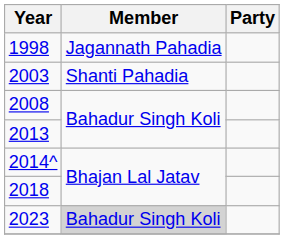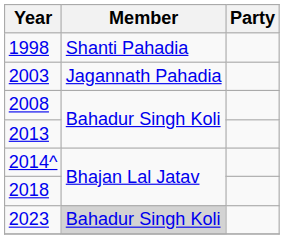(144, 47) Jagannath Pahadia -> (127, 47) Shanti Pahadia
(127, 76) Shanti Pahadia -> (144, 76) Jagannath Pahadia
